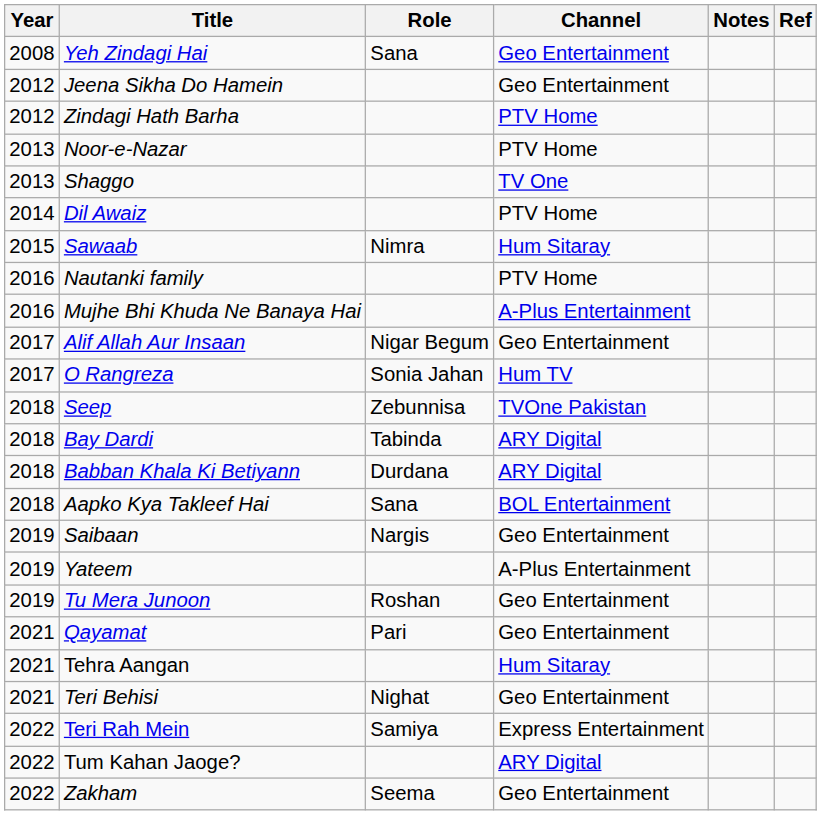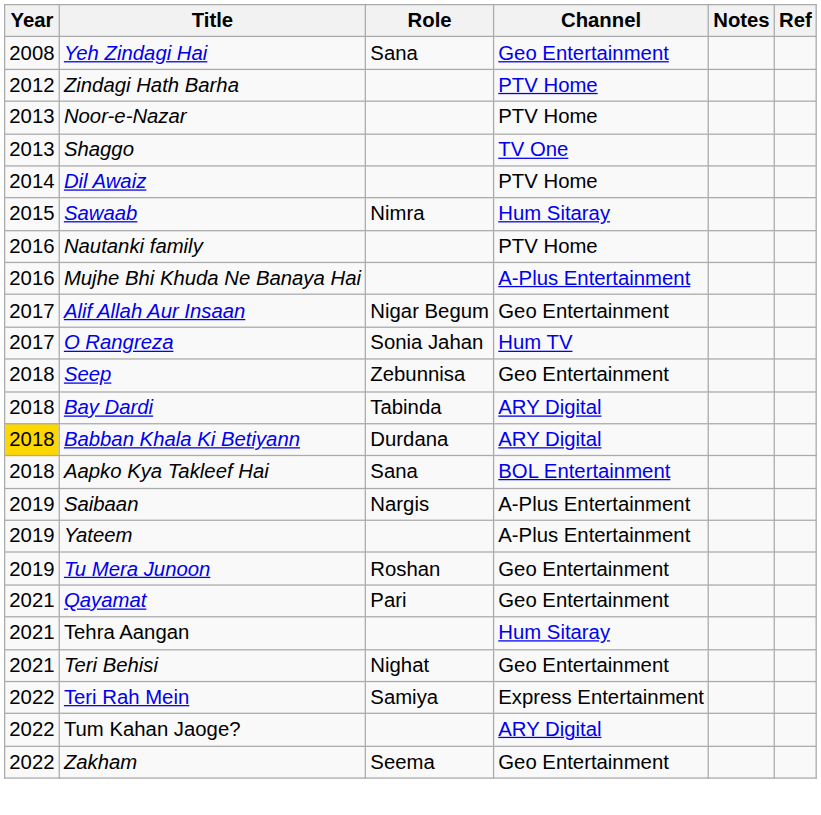- row: (173, 85)
(572, 407) TVOne Pakistan -> (584, 375) Geo Entertainment
(32, 471) no background -> (32, 439) gold background
(584, 536) Geo Entertainment -> (594, 504) A-Plus Entertainment
